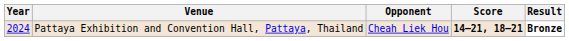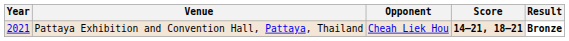(18, 28) 2024 -> (18, 28) 2021
